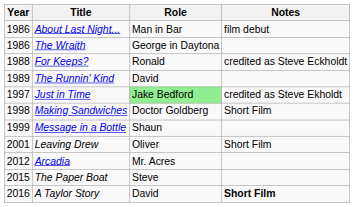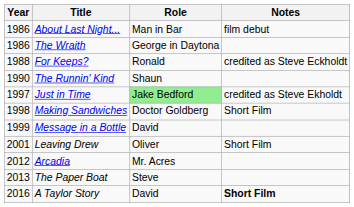(18, 78) 1989 -> (18, 78) 1990
(145, 78) David -> (147, 78) Shaun
(147, 128) Shaun -> (145, 128) David
(18, 177) 2015 -> (18, 177) 2013
